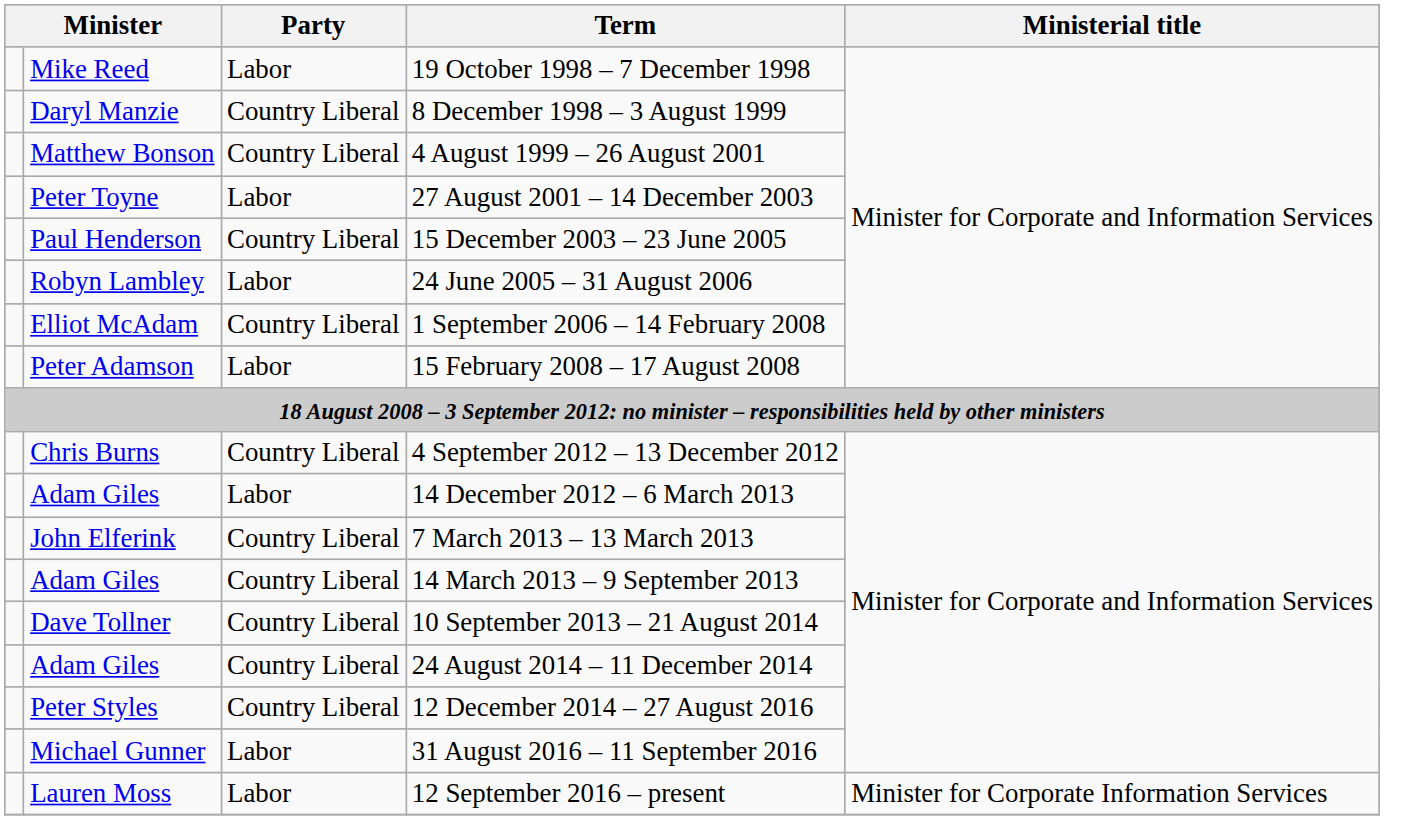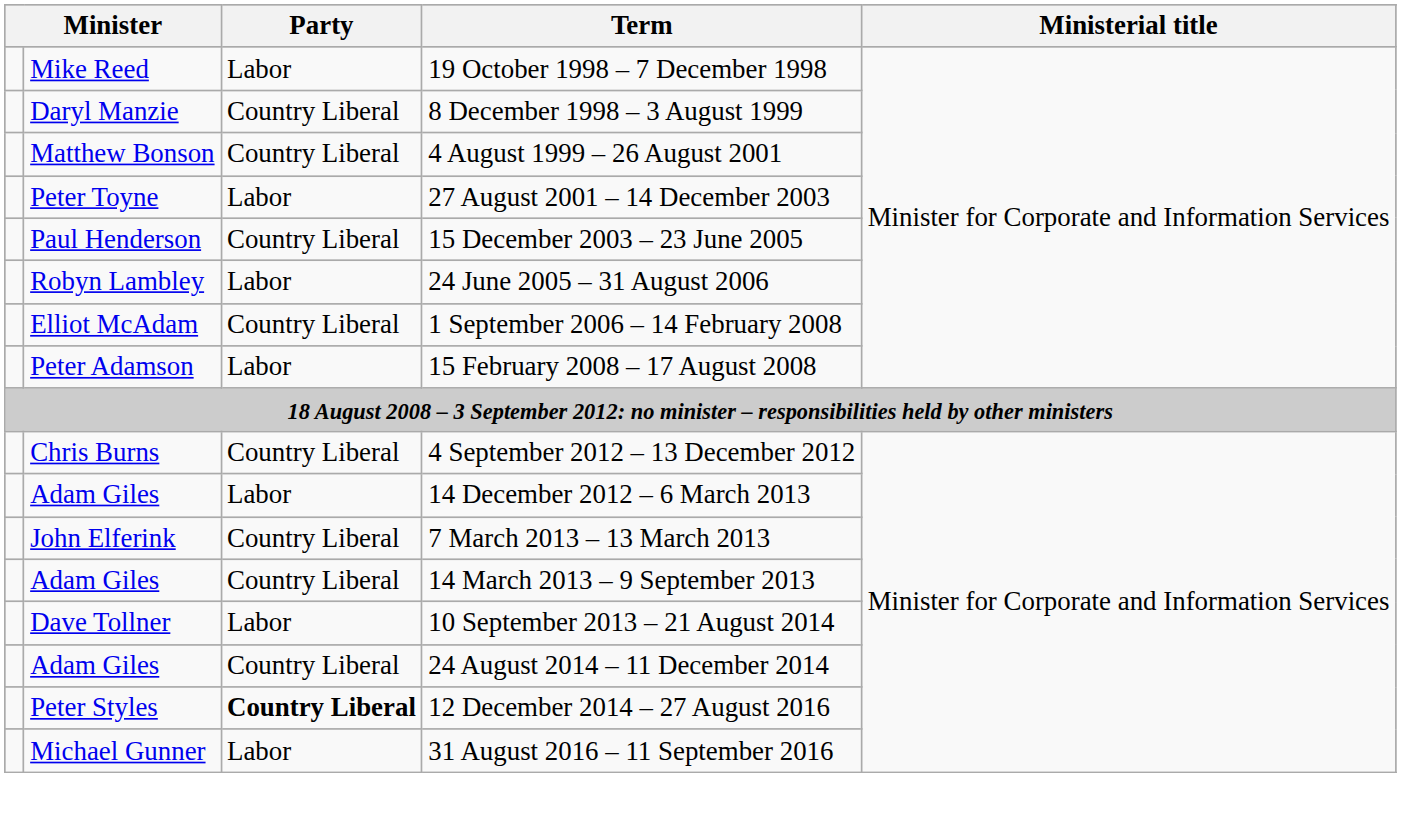(313, 622) Country Liberal -> (259, 622) Labor
(313, 707) normal -> (321, 707) bold
- row: (569, 793)
